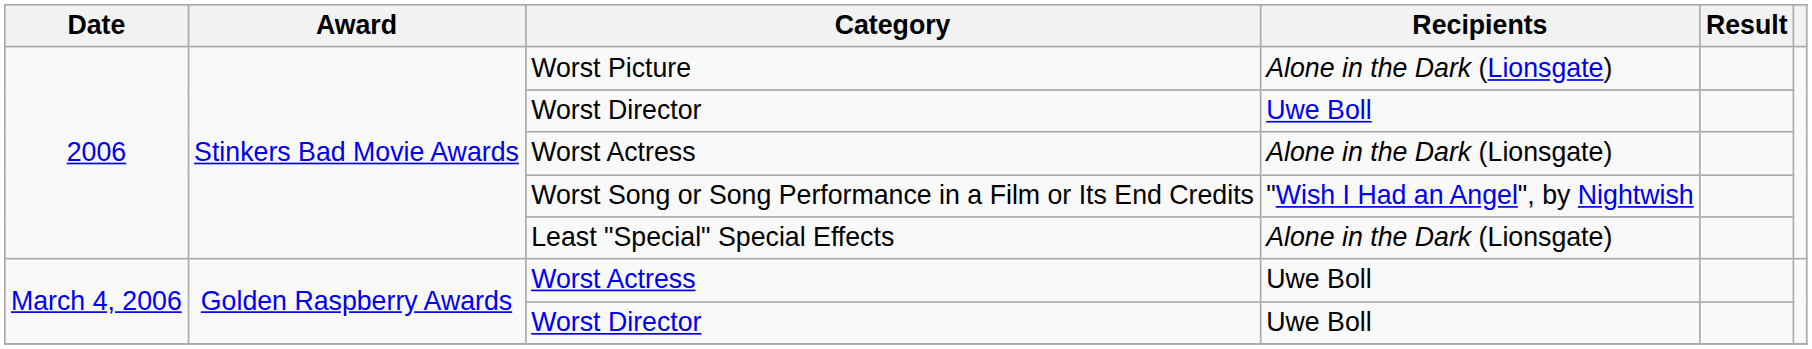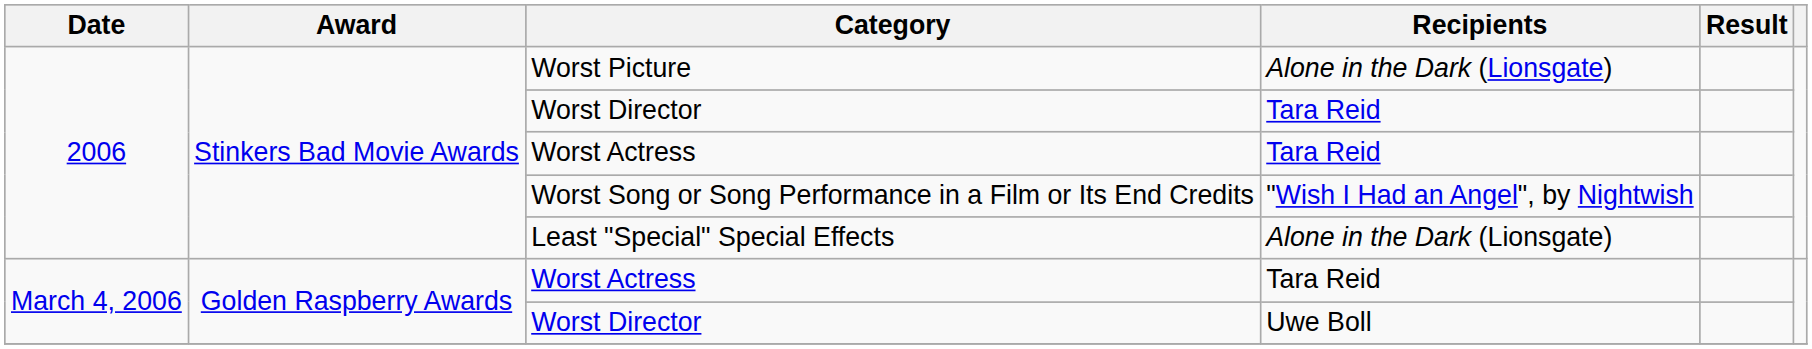(1319, 110) Uwe Boll -> (1323, 110) Tara Reid
(1439, 152) Alone in the Dark (Lionsgate) -> (1323, 152) Tara Reid
(1319, 279) Uwe Boll -> (1323, 279) Tara Reid
